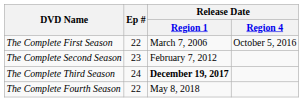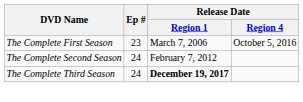(136, 43) 22 -> (136, 43) 23
(136, 58) 23 -> (136, 58) 24
- row: (64, 89)
